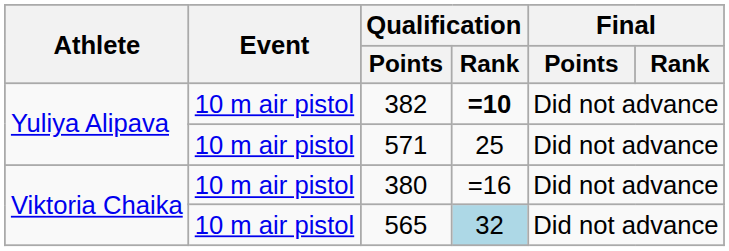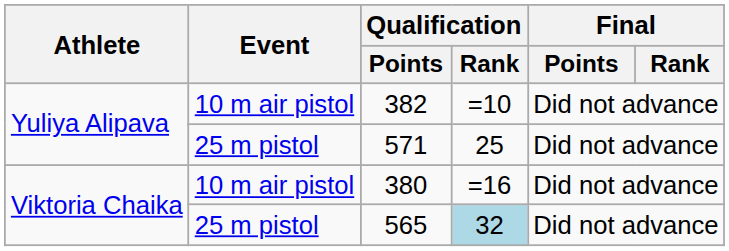(490, 104) bold -> (490, 104) normal
(274, 145) 10 m air pistol -> (257, 145) 25 m pistol
(274, 226) 10 m air pistol -> (257, 226) 25 m pistol
